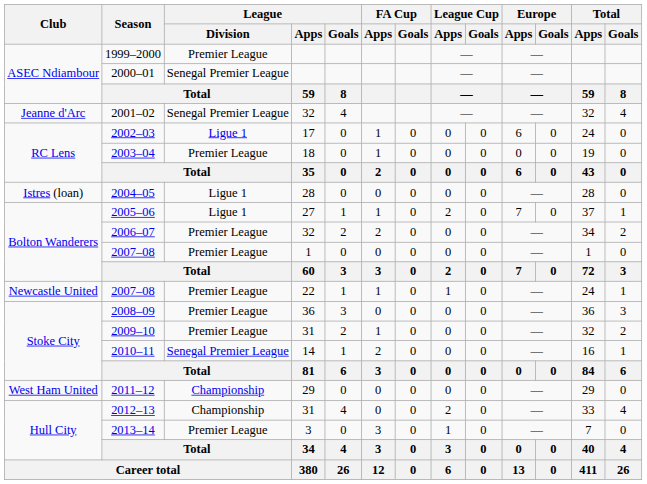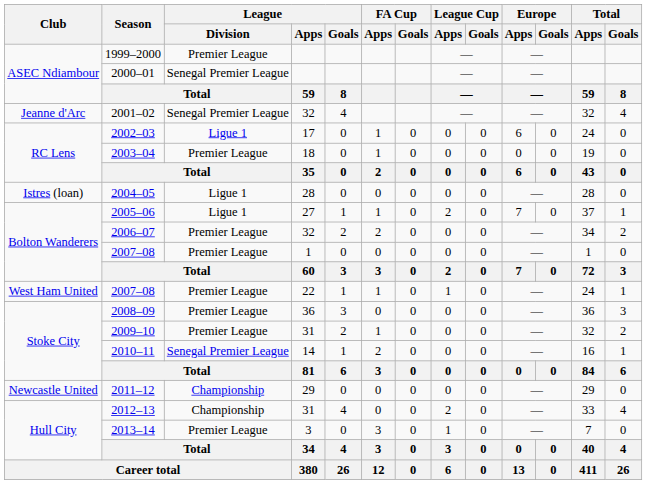(53, 291) Newcastle United -> (53, 291) West Ham United
(53, 390) West Ham United -> (53, 390) Newcastle United
